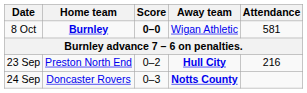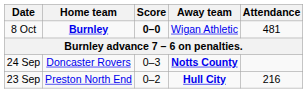(272, 29) 581 -> (272, 29) 481
rows swapped: (24, 63) <-> (24, 79)
